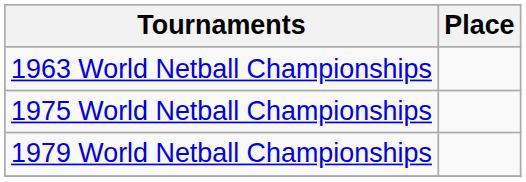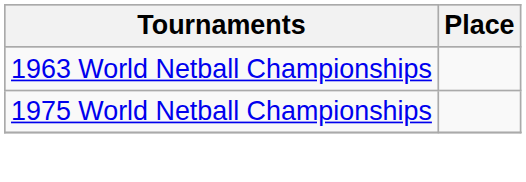- row: (221, 153)
